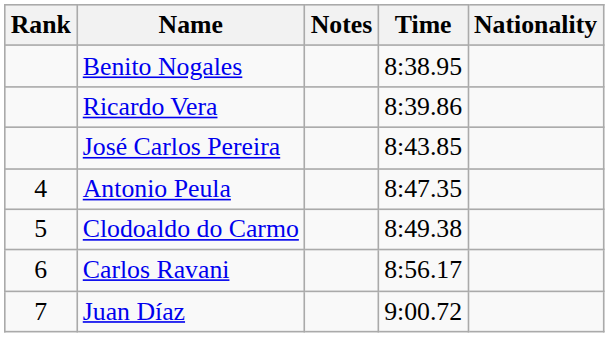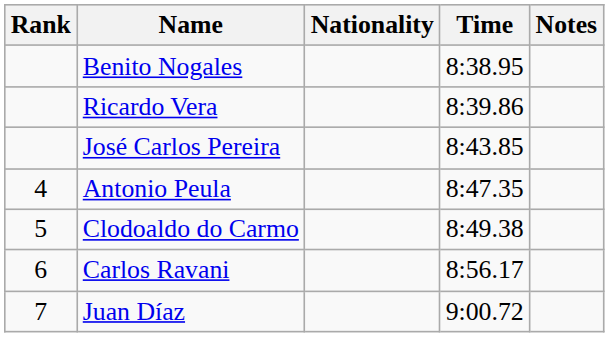columns swapped: (536, 24) <-> (341, 24)
